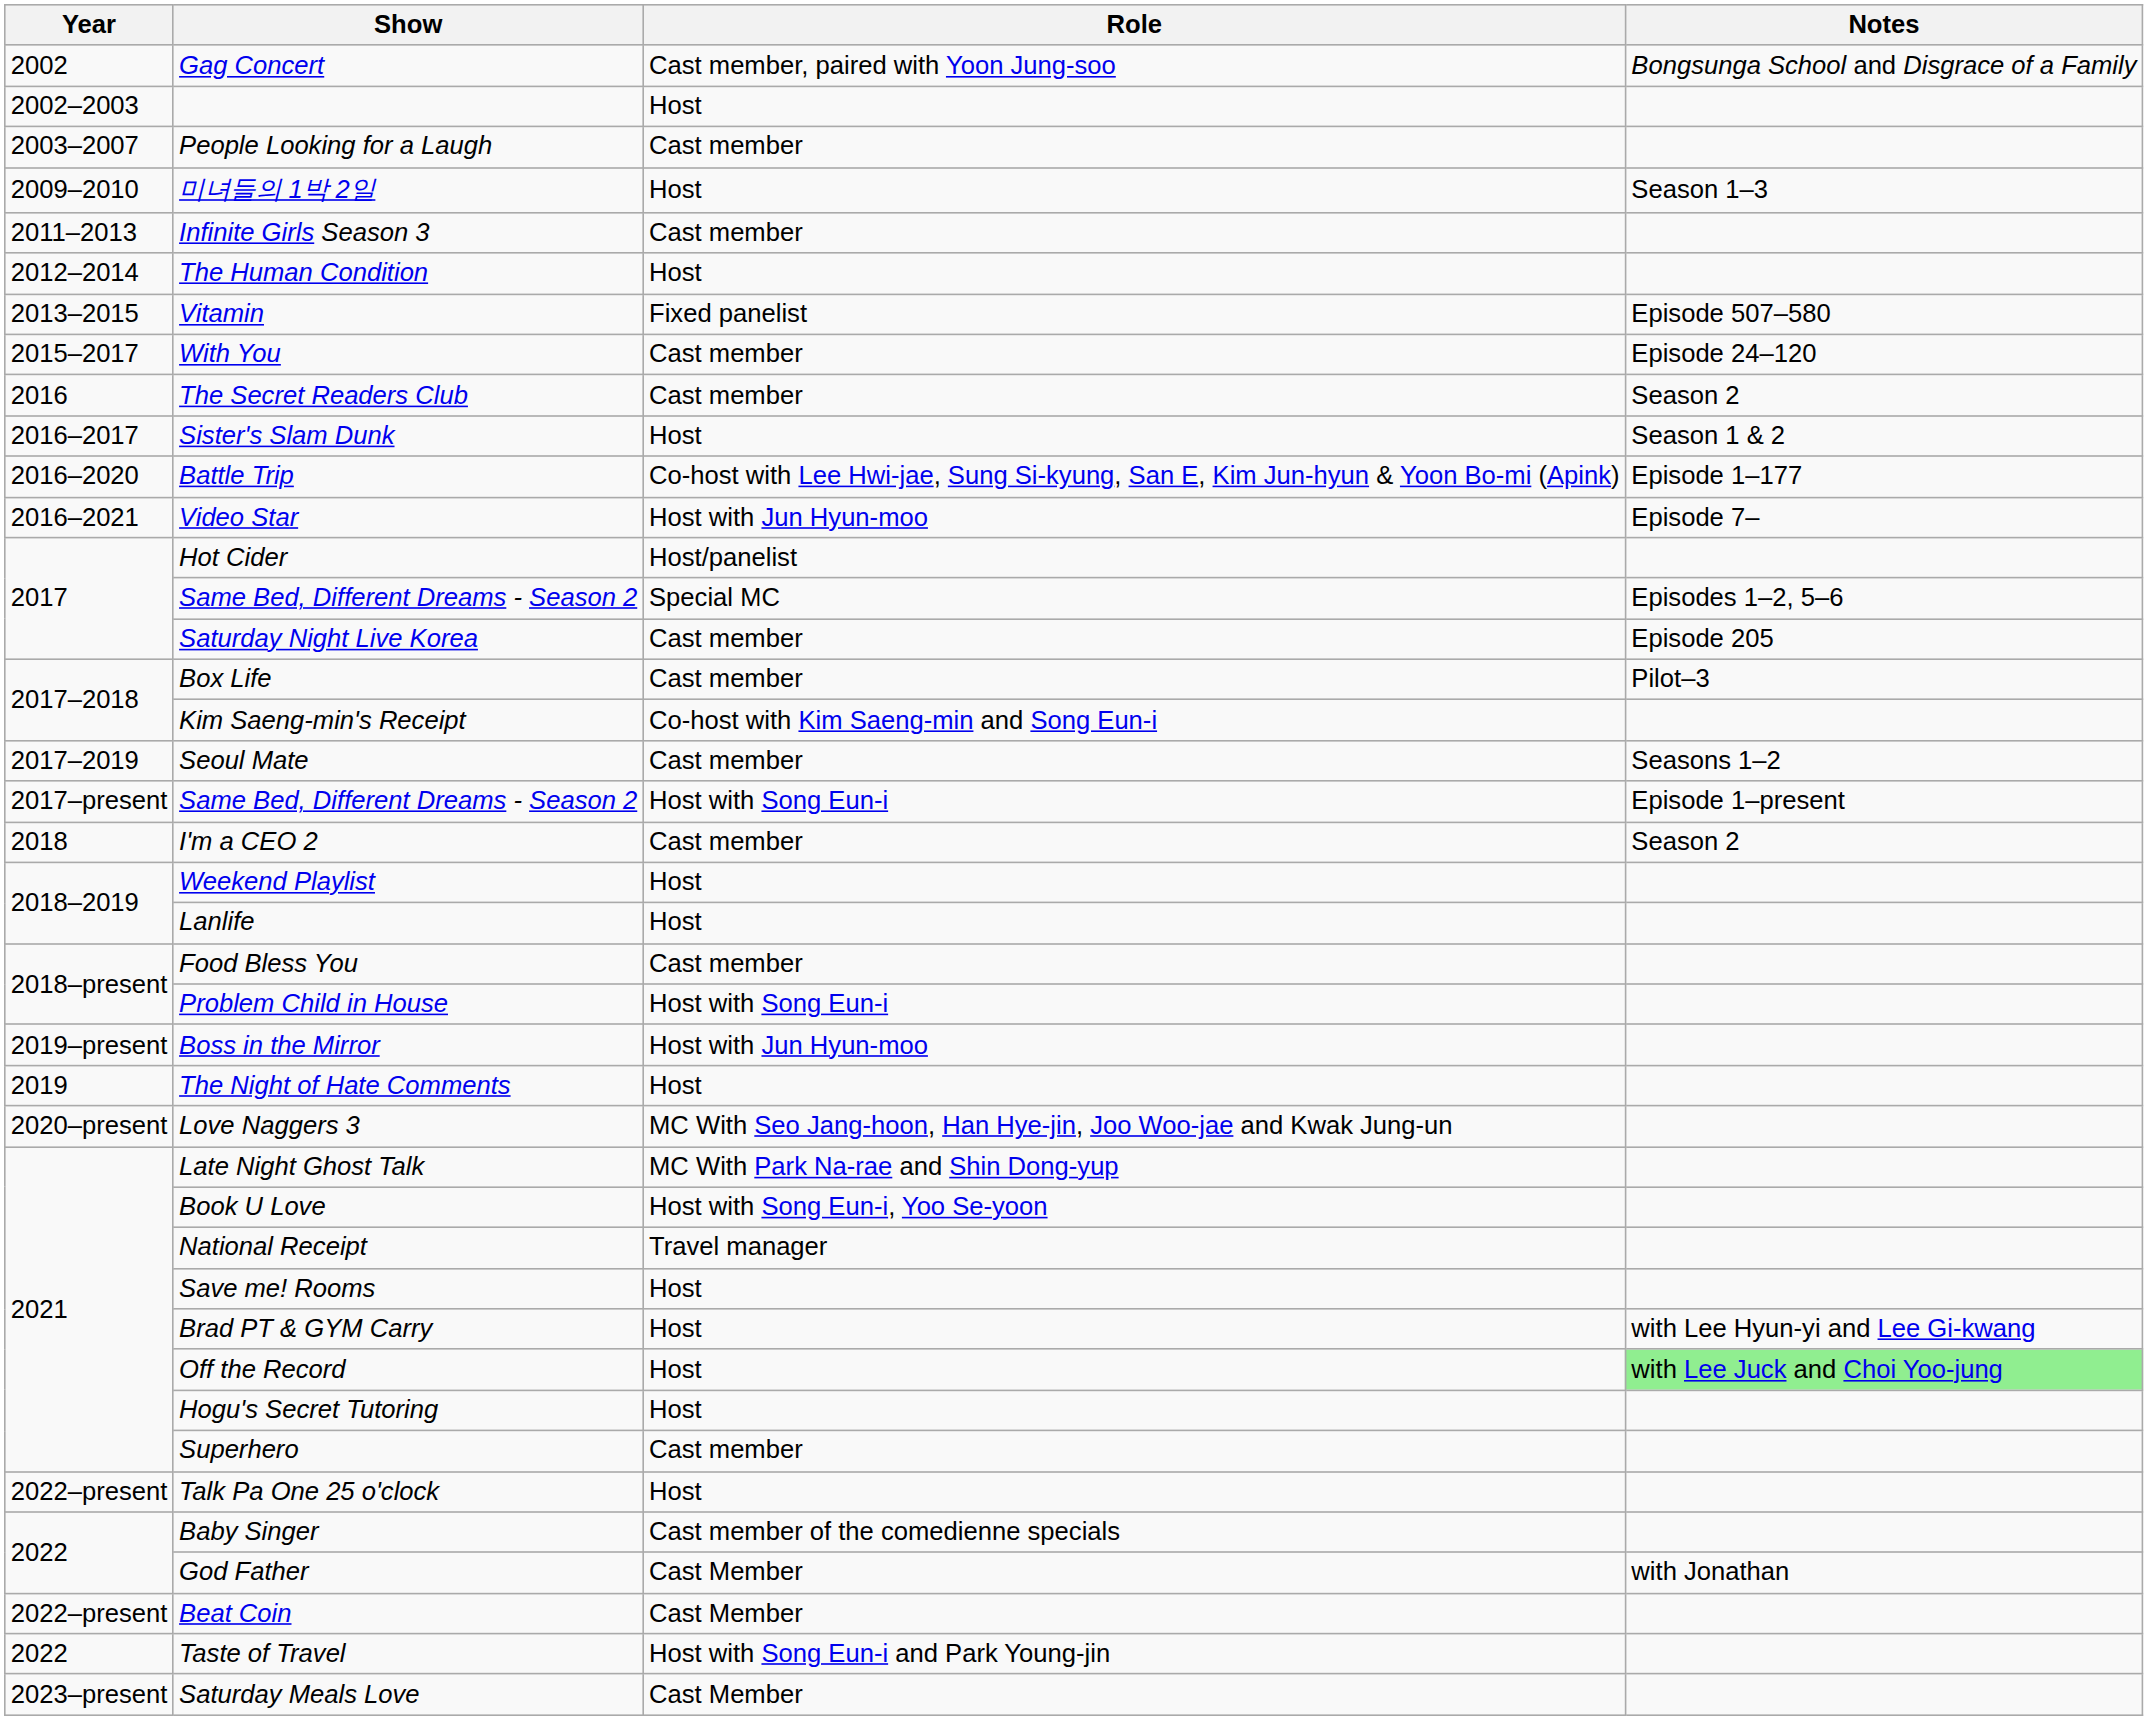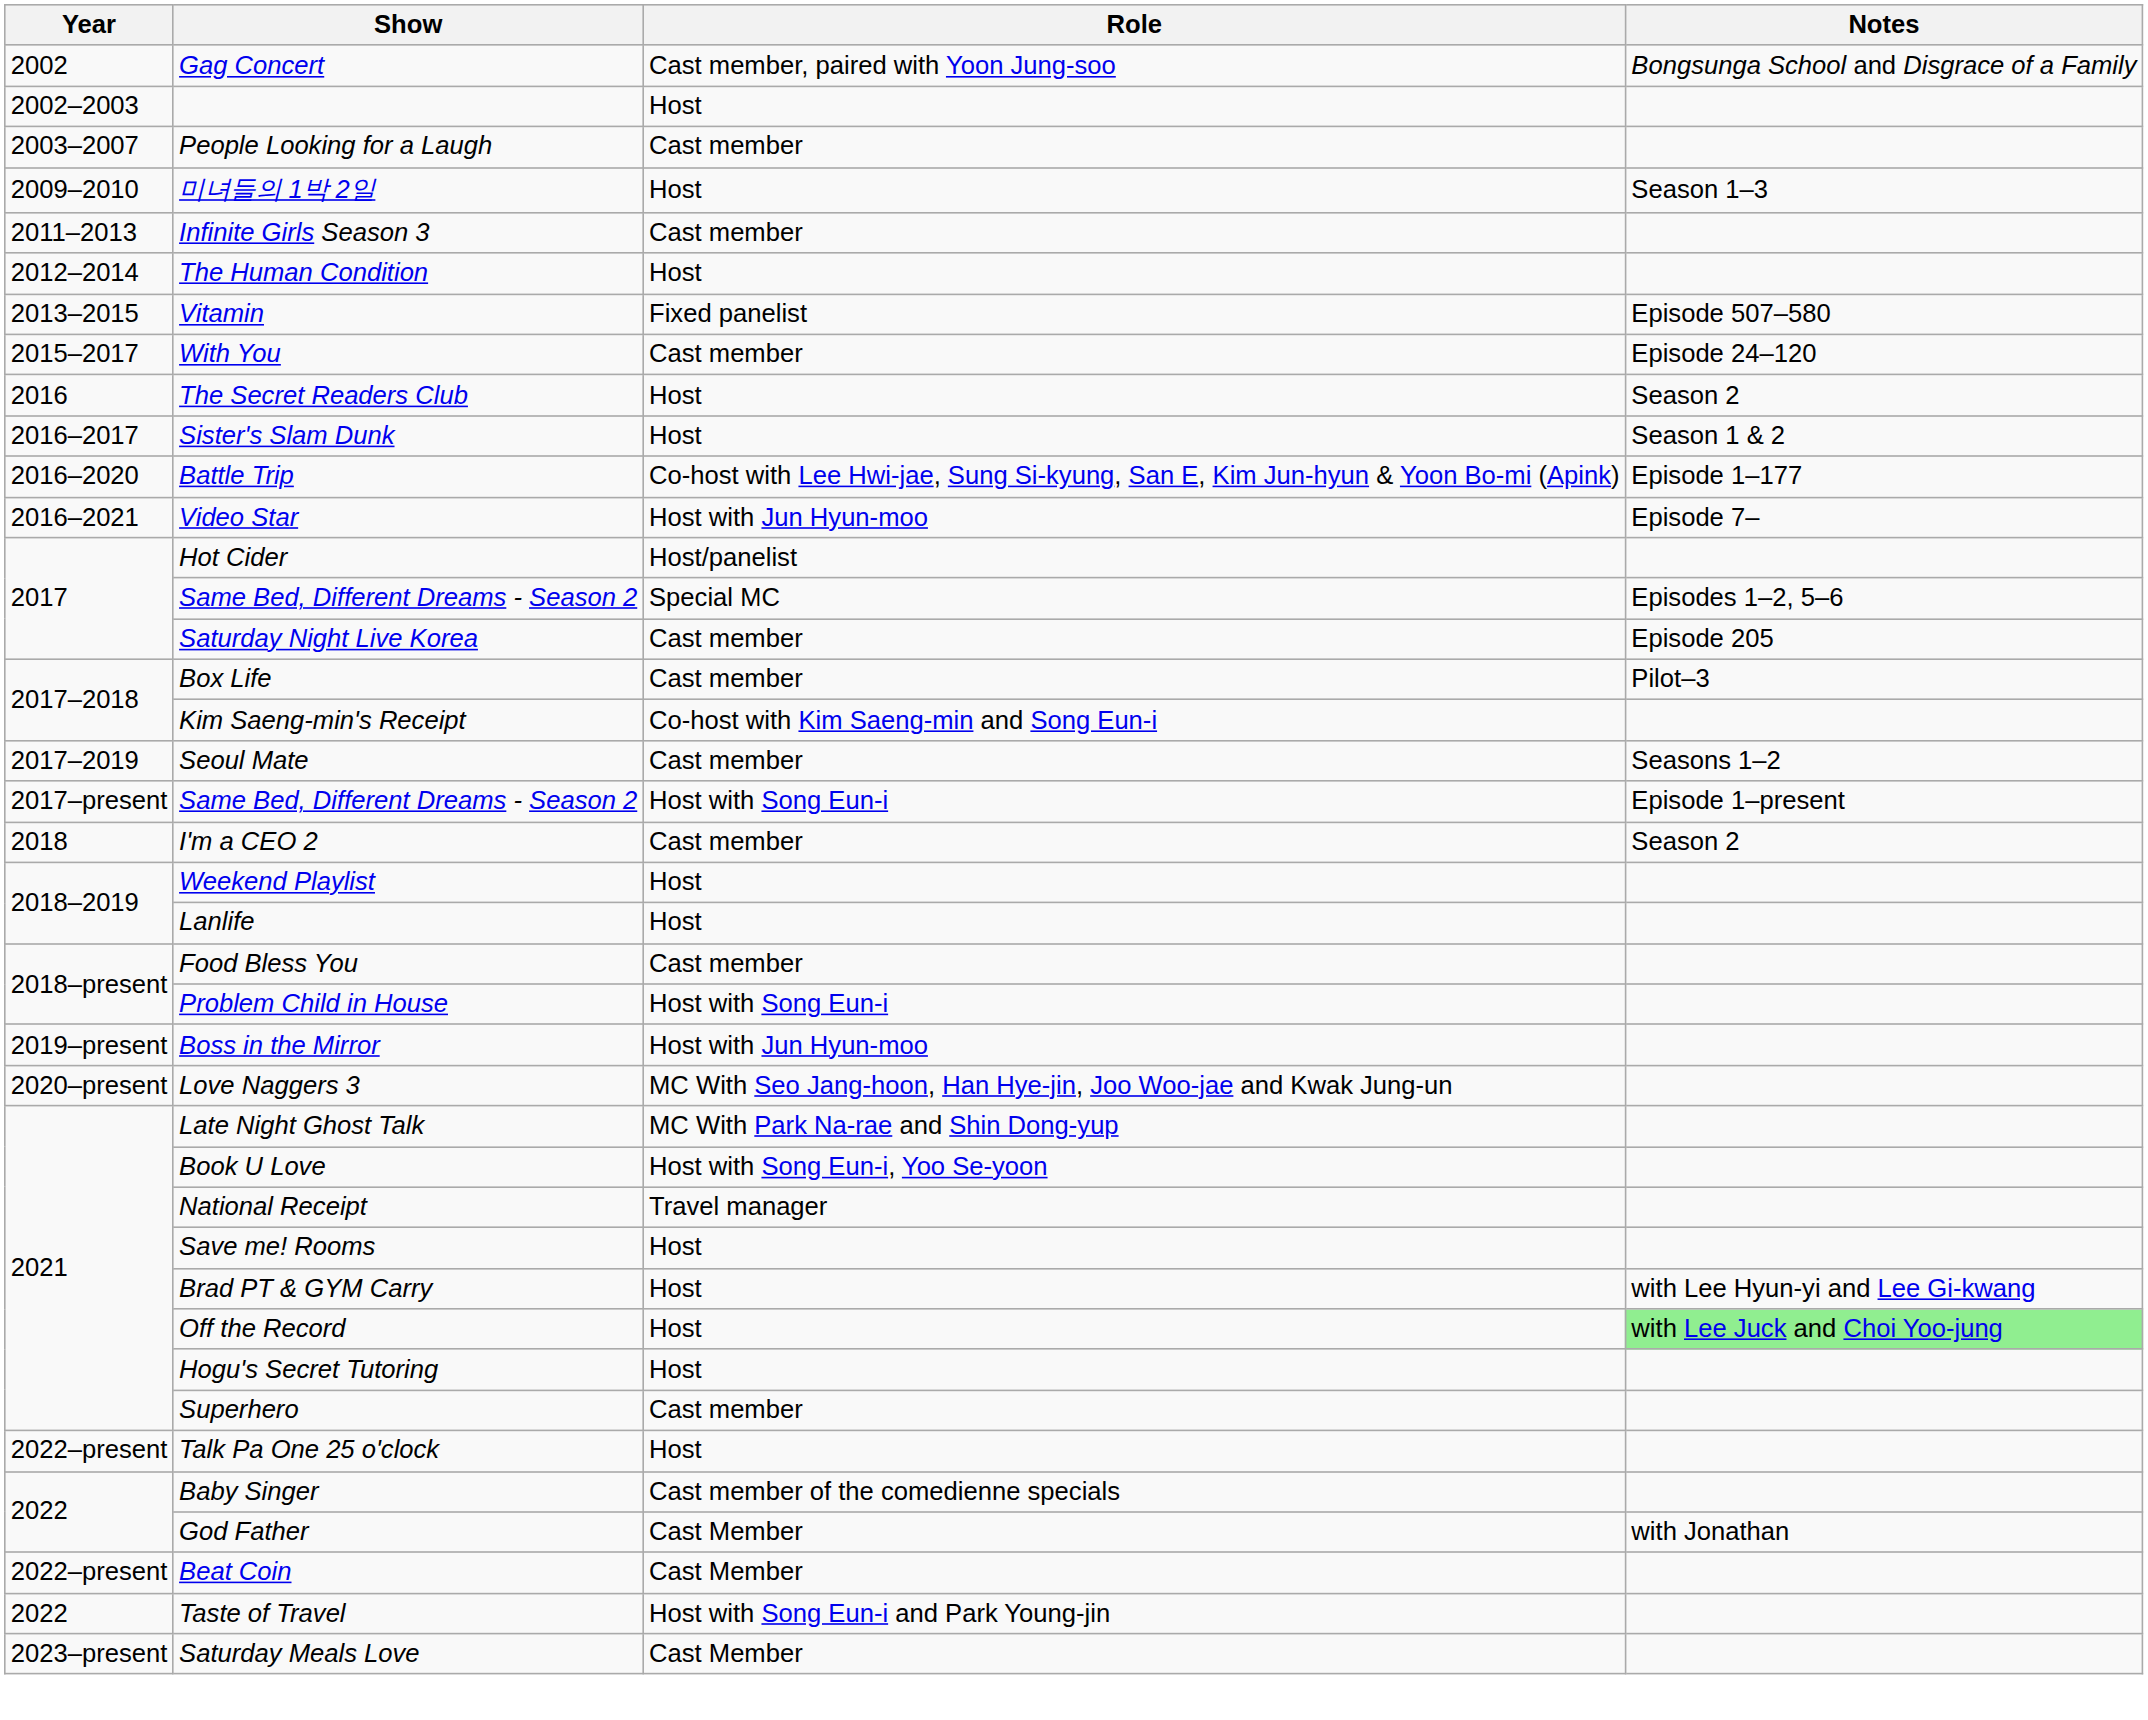(726, 394) Cast member -> (675, 394) Host
- row: (39, 1085)
